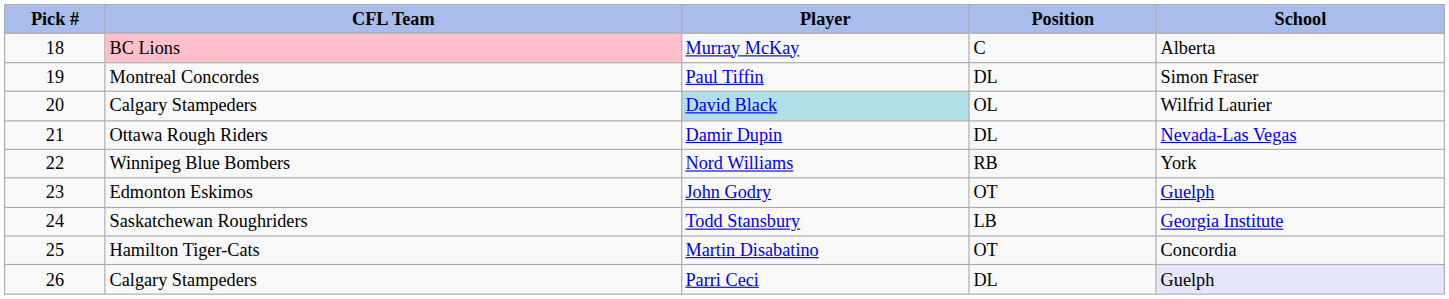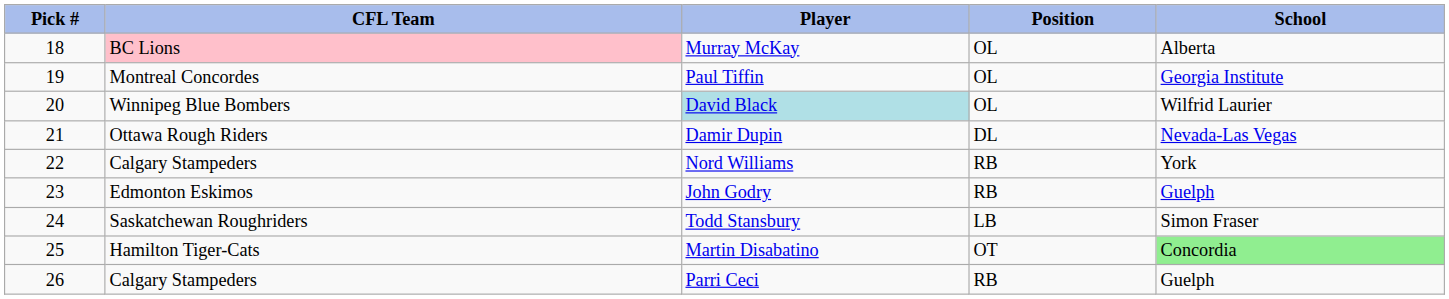(980, 47) C -> (986, 47) OL
(986, 76) DL -> (986, 76) OL
(1209, 76) Simon Fraser -> (1222, 76) Georgia Institute
(183, 105) Calgary Stampeders -> (200, 105) Winnipeg Blue Bombers
(200, 163) Winnipeg Blue Bombers -> (183, 163) Calgary Stampeders
(986, 192) OT -> (986, 192) RB
(1222, 221) Georgia Institute -> (1209, 221) Simon Fraser
(1199, 250) no background -> (1199, 250) lightgreen background
(986, 279) DL -> (986, 279) RB
(1187, 279) lavender background -> (1187, 279) no background
